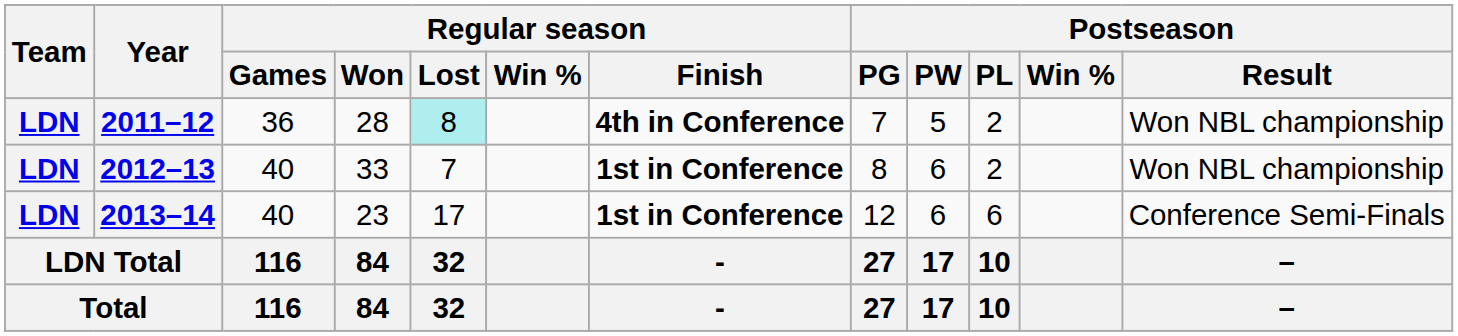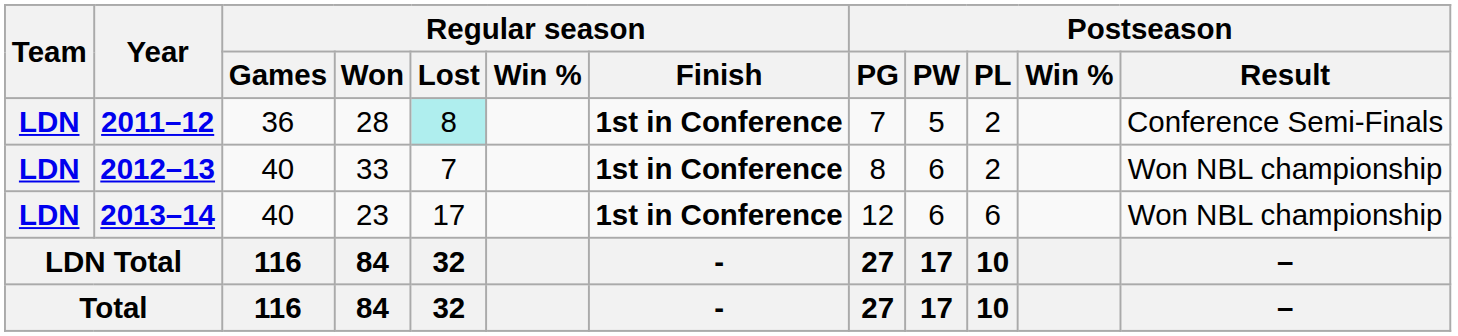(720, 122) 4th in Conference -> (719, 122) 1st in Conference
(1287, 122) Won NBL championship -> (1285, 122) Conference Semi-Finals
(1287, 215) Conference Semi-Finals -> (1285, 215) Won NBL championship
